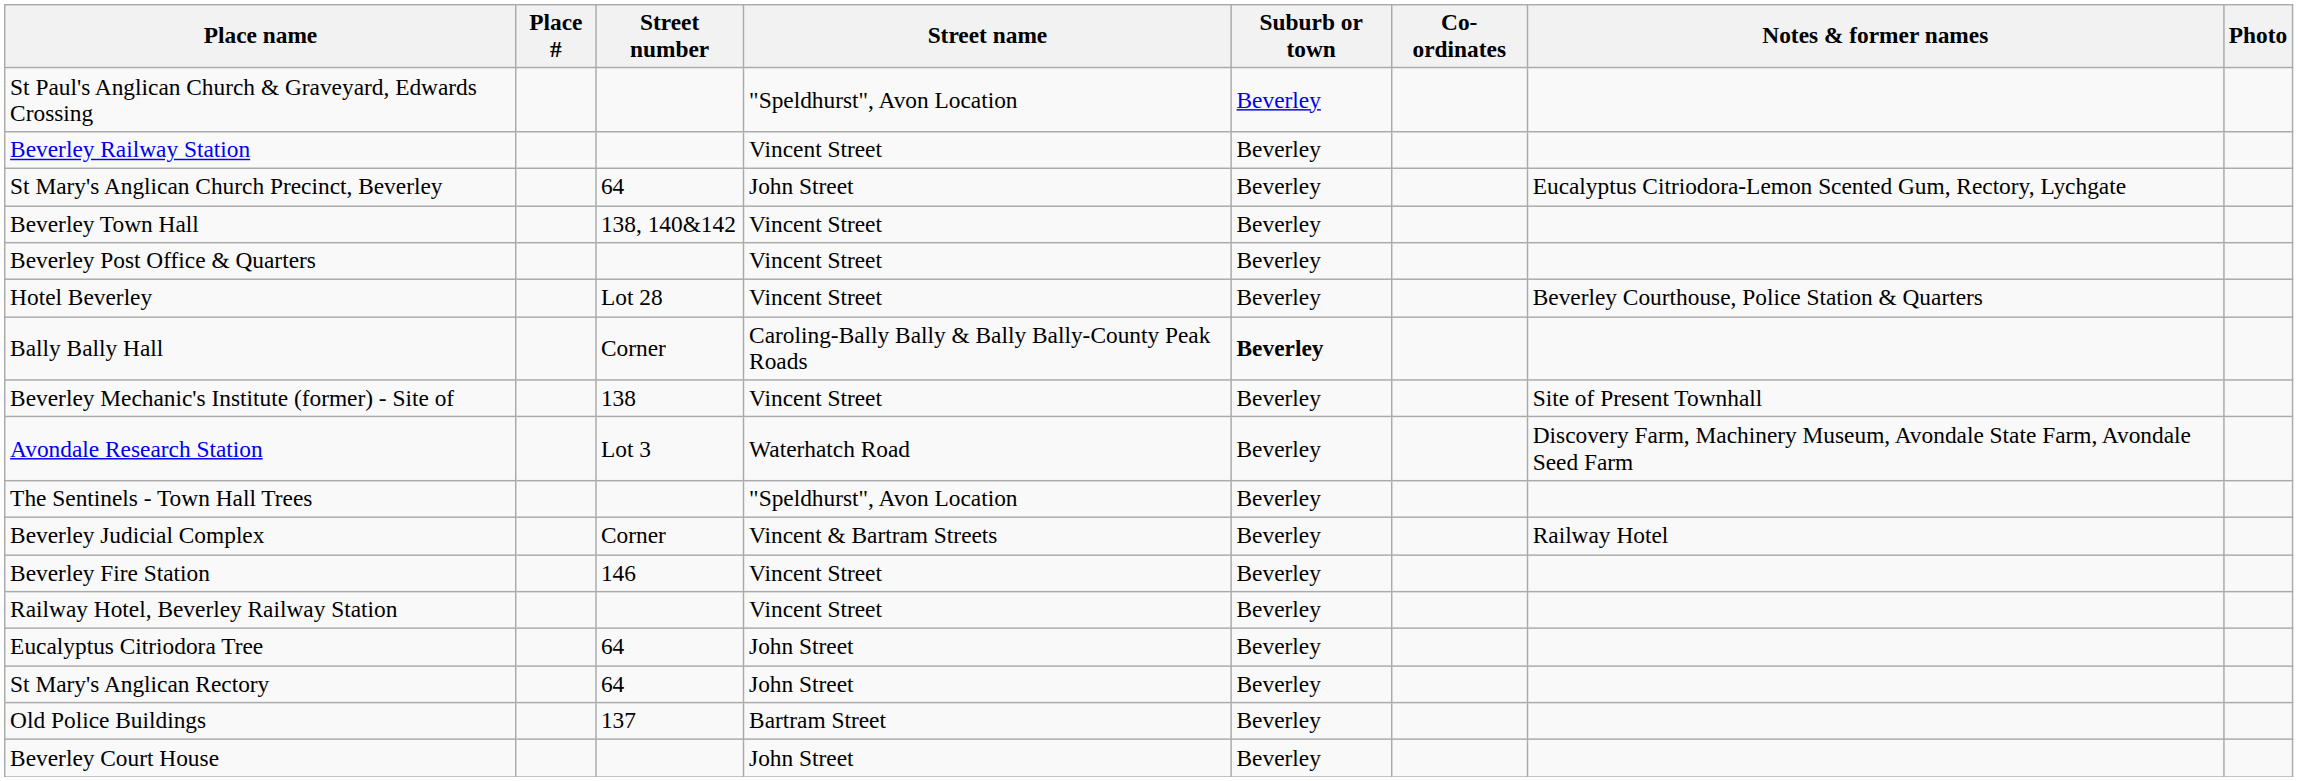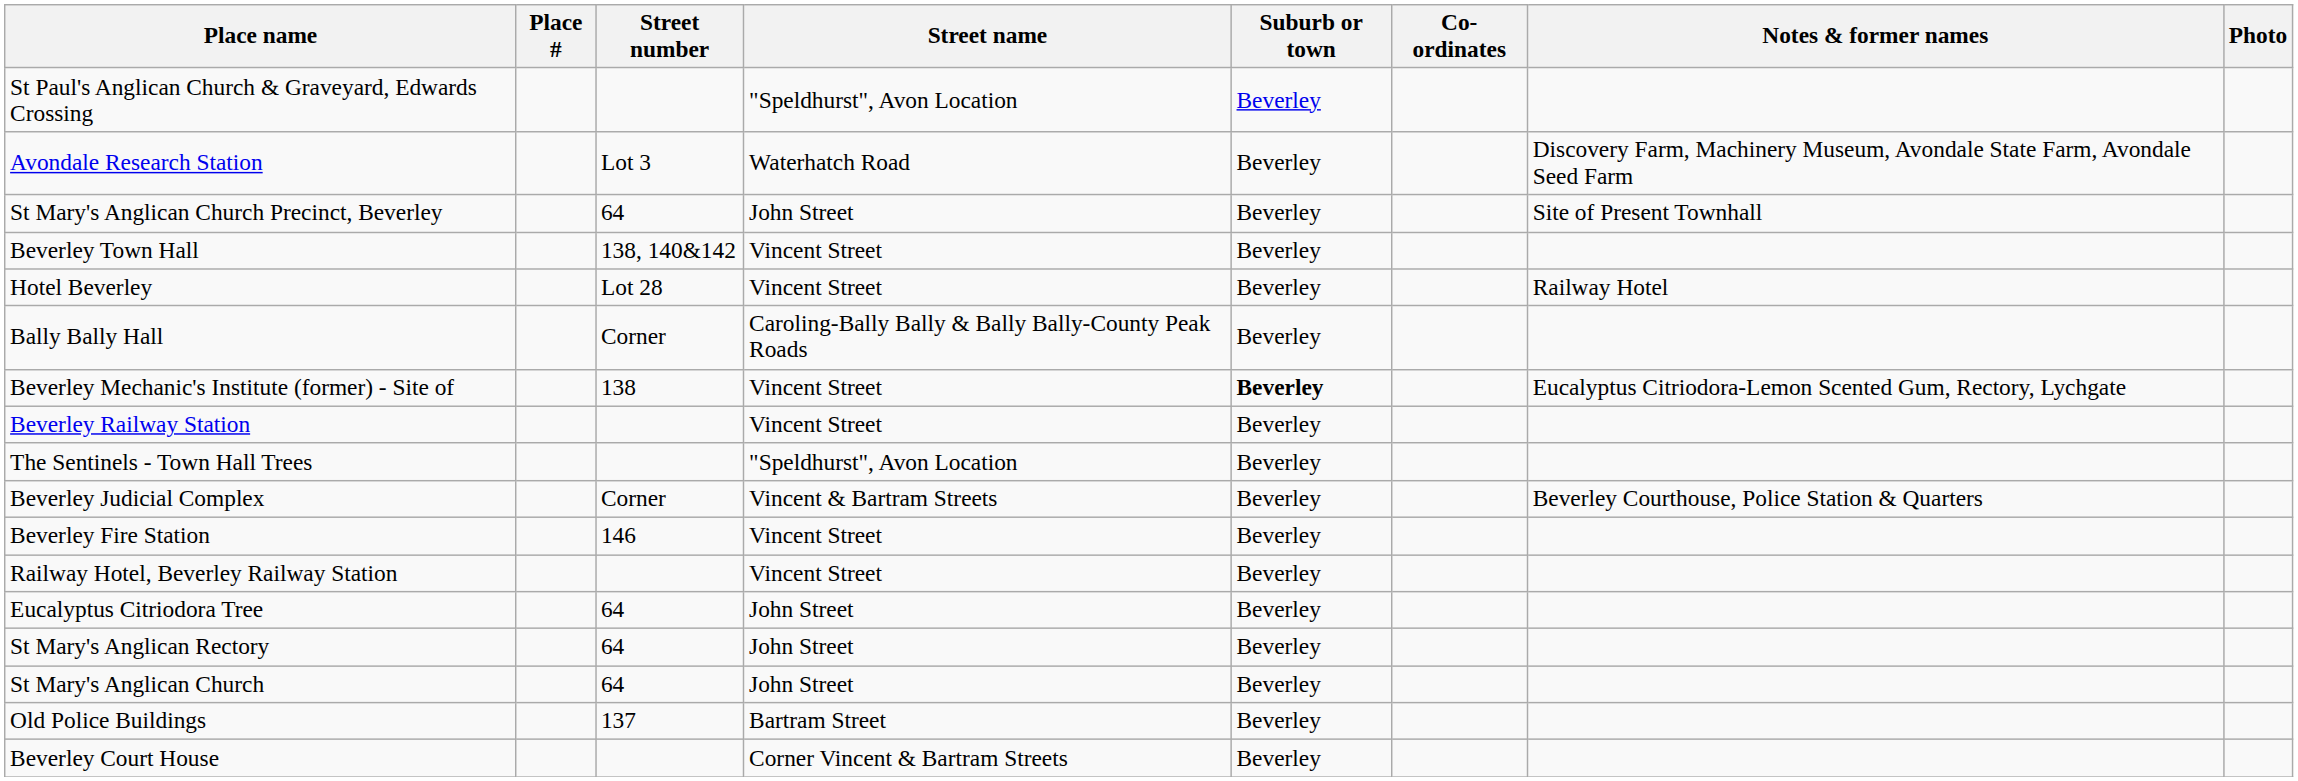rows swapped: (130, 149) <-> (136, 448)
(1829, 186) Eucalyptus Citriodora-Lemon Scented Gum, Rectory, Lychgate -> (1647, 213) Site of Present Townhall
- row: (163, 260)
(1758, 297) Beverley Courthouse, Police Station & Quarters -> (1600, 287) Railway Hotel
(1280, 348) bold -> (1279, 337) normal
(1279, 398) normal -> (1280, 387) bold
(1647, 398) Site of Present Townhall -> (1829, 387) Eucalyptus Citriodora-Lemon Scented Gum, Rectory, Lychgate
(1600, 535) Railway Hotel -> (1758, 498) Beverley Courthouse, Police Station & Quarters
+ row: (137, 683)
(801, 757) John Street -> (908, 757) Corner Vincent & Bartram Streets
